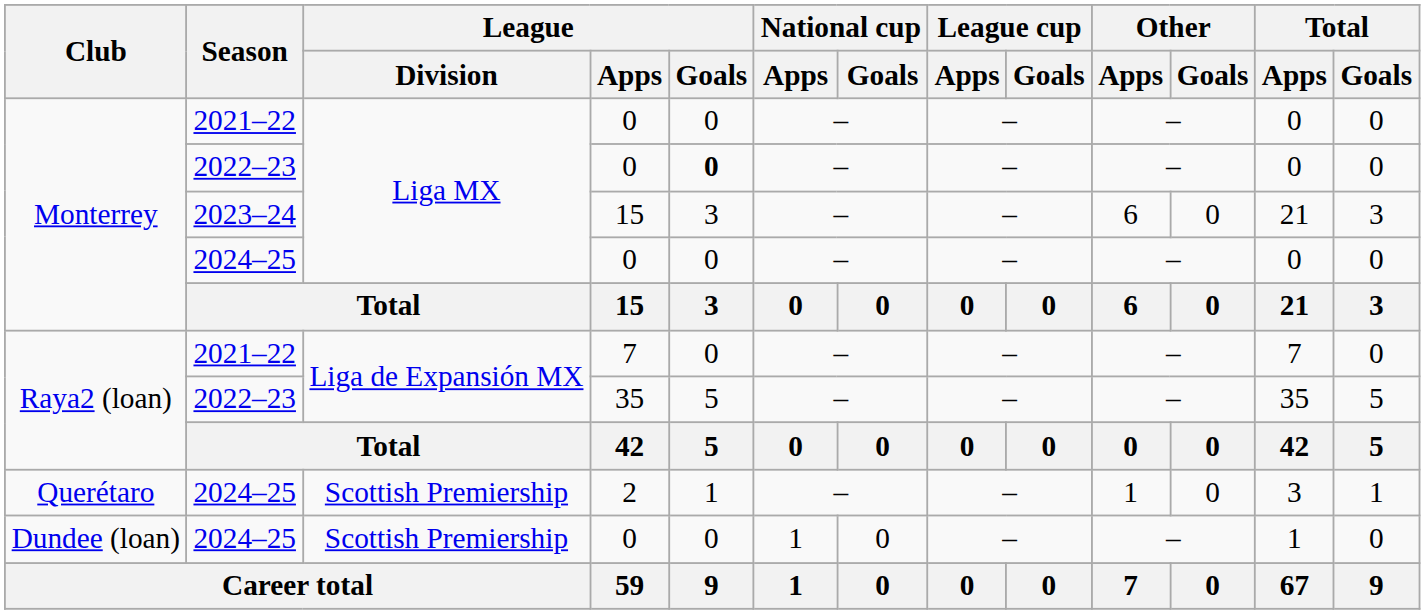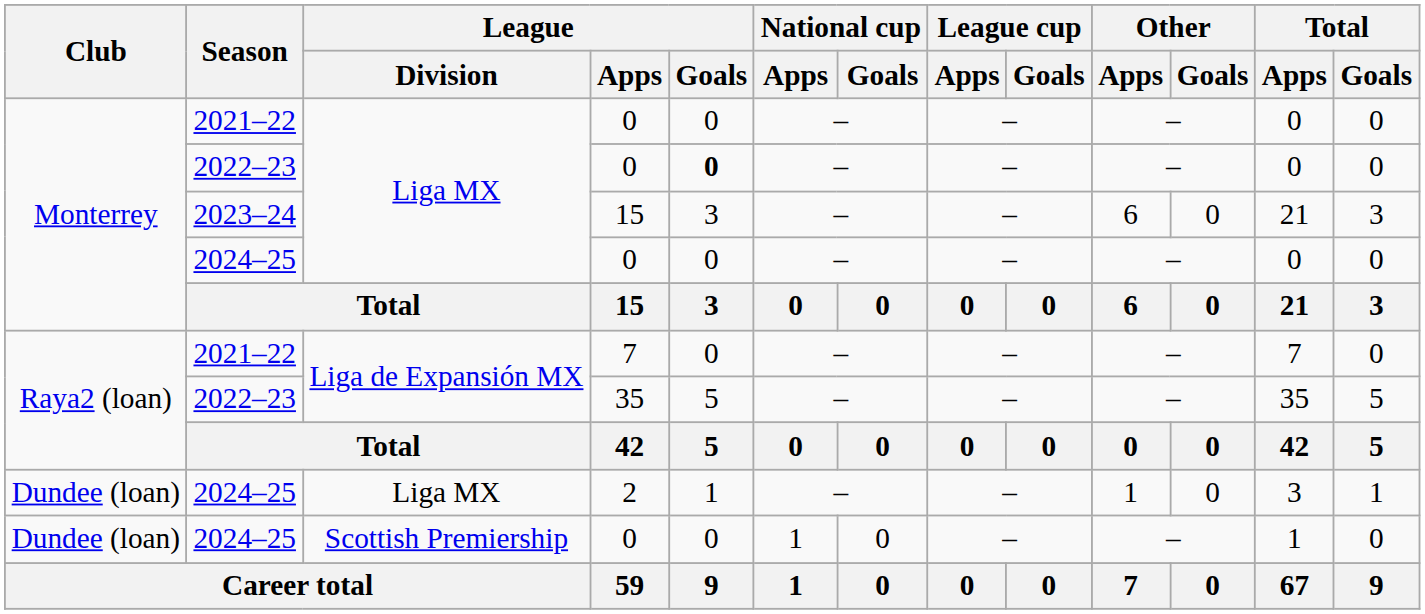(96, 492) Querétaro -> (96, 492) Dundee (loan)
(446, 492) Scottish Premiership -> (446, 492) Liga MX
